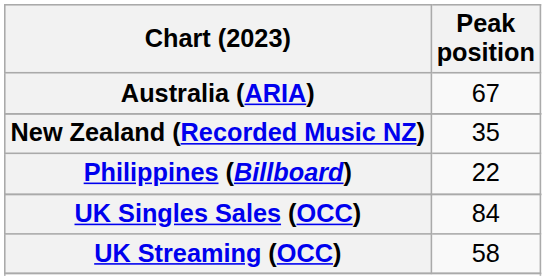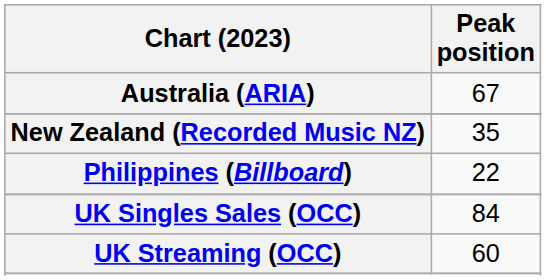(486, 253) 58 -> (486, 253) 60
